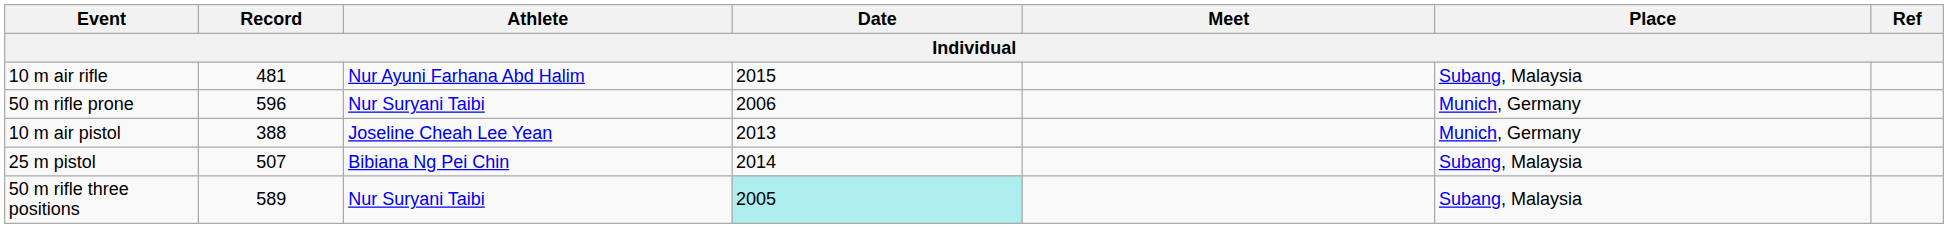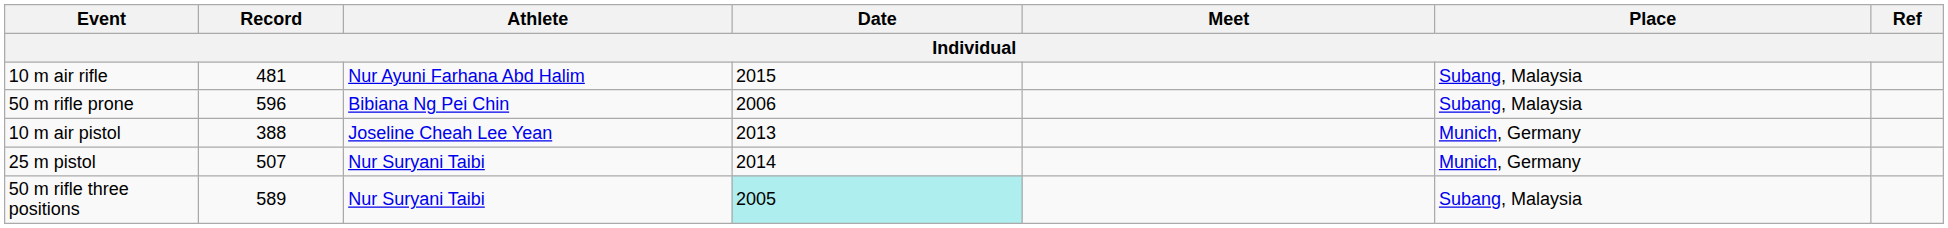(416, 105) Nur Suryani Taibi -> (429, 105) Bibiana Ng Pei Chin
(1510, 105) Munich, Germany -> (1510, 105) Subang, Malaysia
(429, 161) Bibiana Ng Pei Chin -> (416, 161) Nur Suryani Taibi
(1510, 161) Subang, Malaysia -> (1510, 161) Munich, Germany
